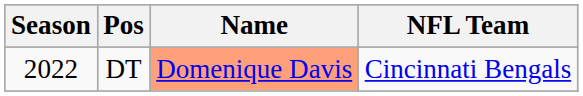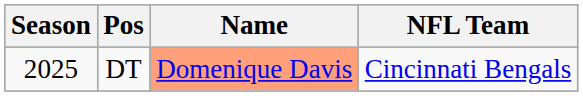(51, 68) 2022 -> (51, 68) 2025
